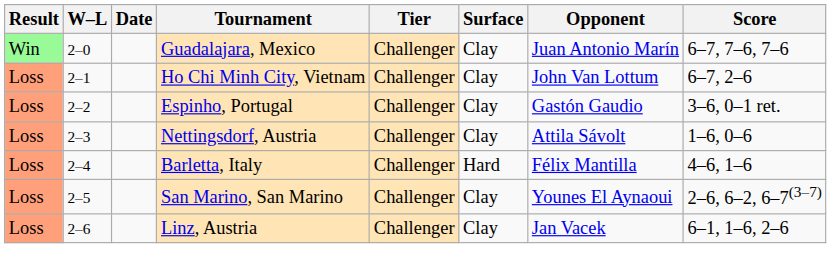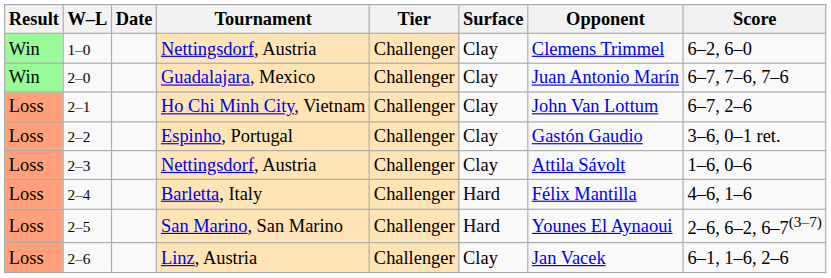+ row: (79, 49)
(480, 196) Clay -> (481, 225) Hard
